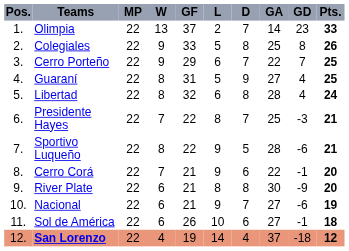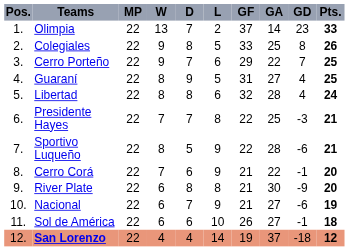columns swapped: (246, 13) <-> (189, 13)
